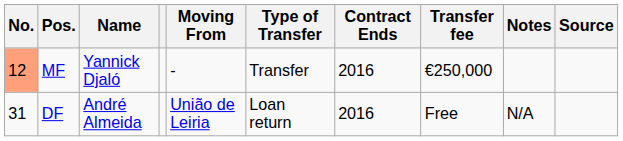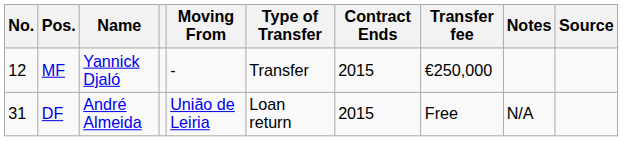(17, 70) lightsalmon background -> (17, 70) no background
(356, 70) 2016 -> (356, 70) 2015
(356, 114) 2016 -> (356, 114) 2015
